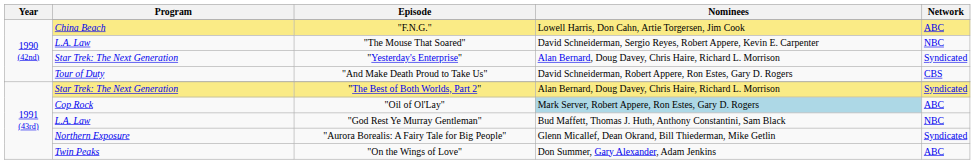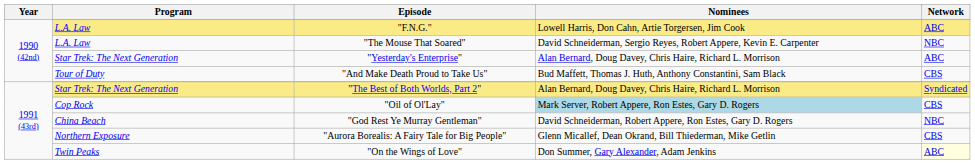(80, 27) China Beach -> (73, 27) L.A. Law
(946, 58) Syndicated -> (934, 58) ABC
(665, 74) David Schneiderman, Robert Appere, Ron Estes, Gary D. Rogers -> (662, 74) Bud Maffett, Thomas J. Huth, Anthony Constantini, Sam Black
(934, 105) ABC -> (933, 105) CBS
(73, 120) L.A. Law -> (80, 120) China Beach
(662, 120) Bud Maffett, Thomas J. Huth, Anthony Constantini, Sam Black -> (665, 120) David Schneiderman, Robert Appere, Ron Estes, Gary D. Rogers
(946, 136) Syndicated -> (933, 136) CBS
(934, 151) no background -> (934, 151) lightyellow background
